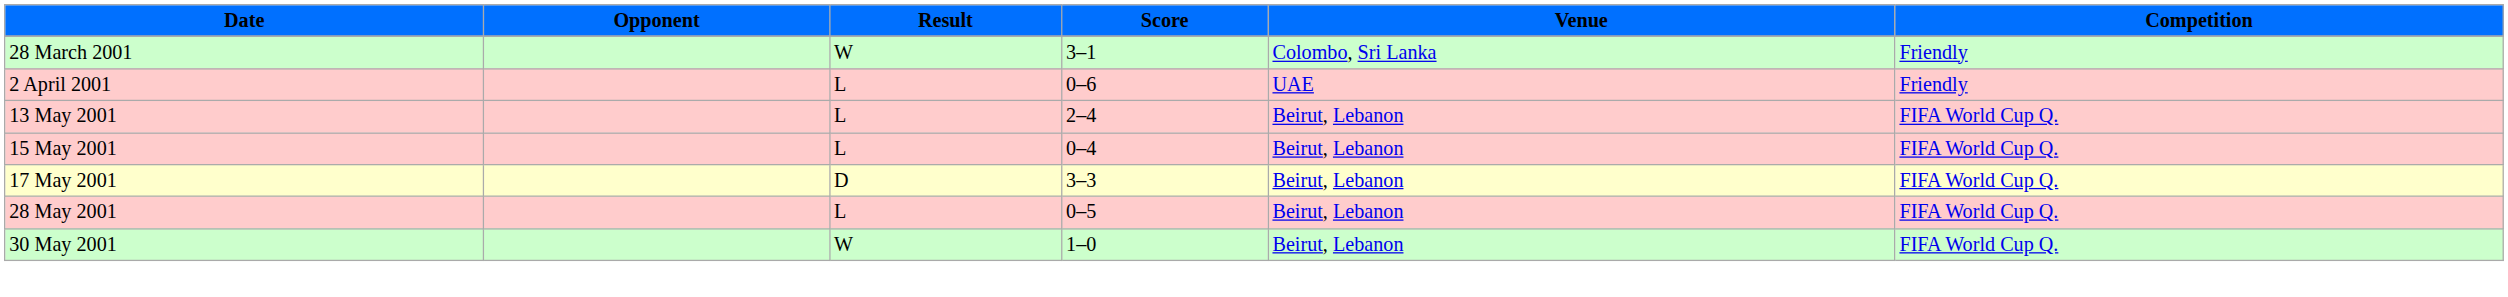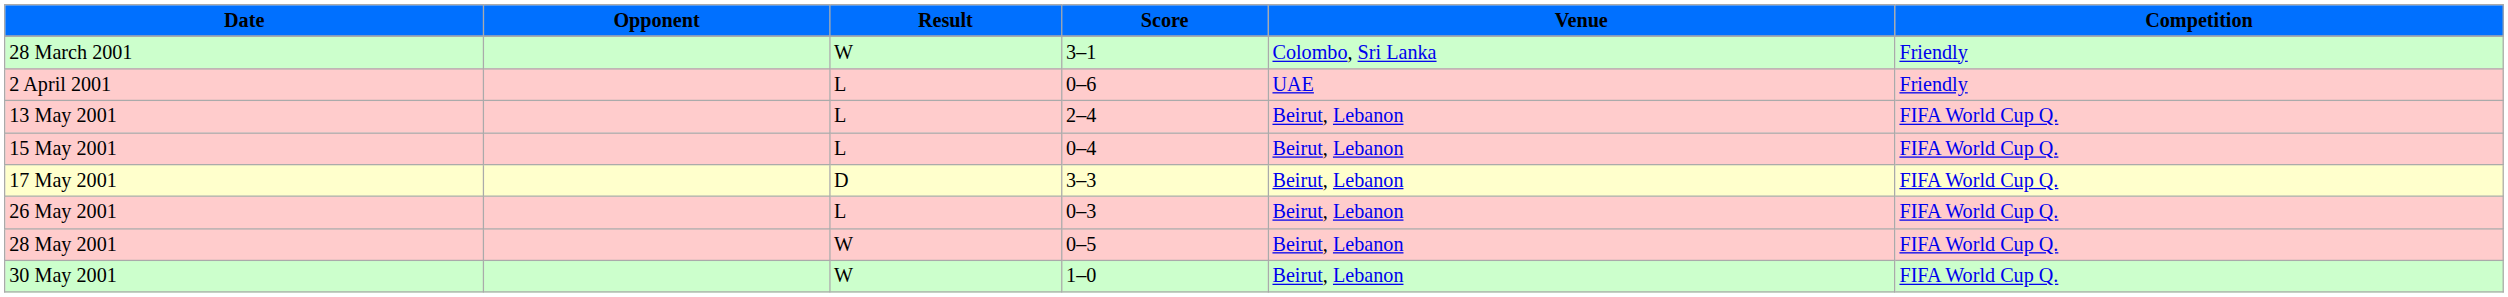+ row: (63, 212)
(840, 212) L -> (843, 244) W
